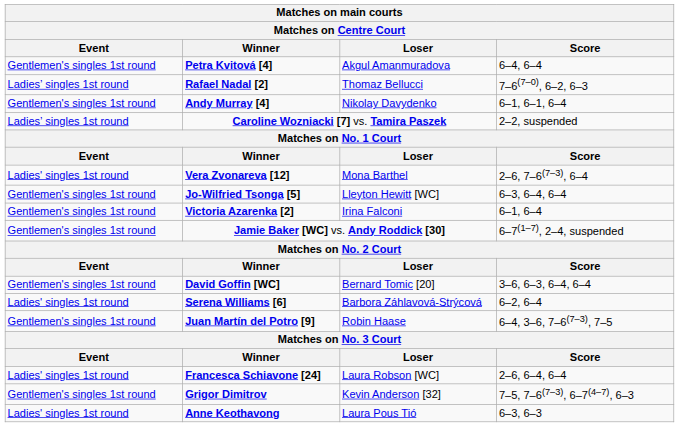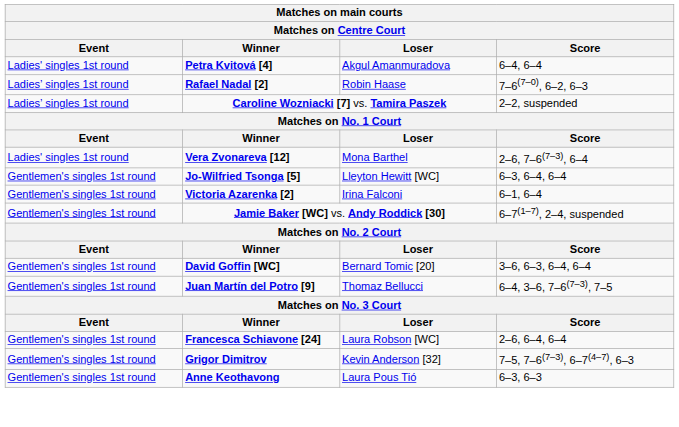(82, 65) Gentlemen's singles 1st round -> (68, 65) Ladies' singles 1st round
(383, 84) Thomaz Bellucci -> (374, 84) Robin Haase
- row: (227, 103)
- row: (236, 302)
(374, 321) Robin Haase -> (383, 286) Thomaz Bellucci
(68, 375) Ladies' singles 1st round -> (82, 340) Gentlemen's singles 1st round
(68, 413) Ladies' singles 1st round -> (82, 378) Gentlemen's singles 1st round
